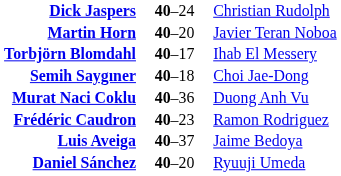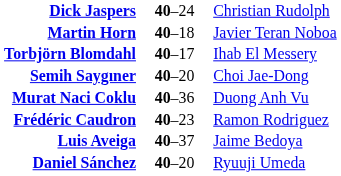(175, 32) 40–20 -> (175, 32) 40–18
(175, 76) 40–18 -> (175, 76) 40–20
